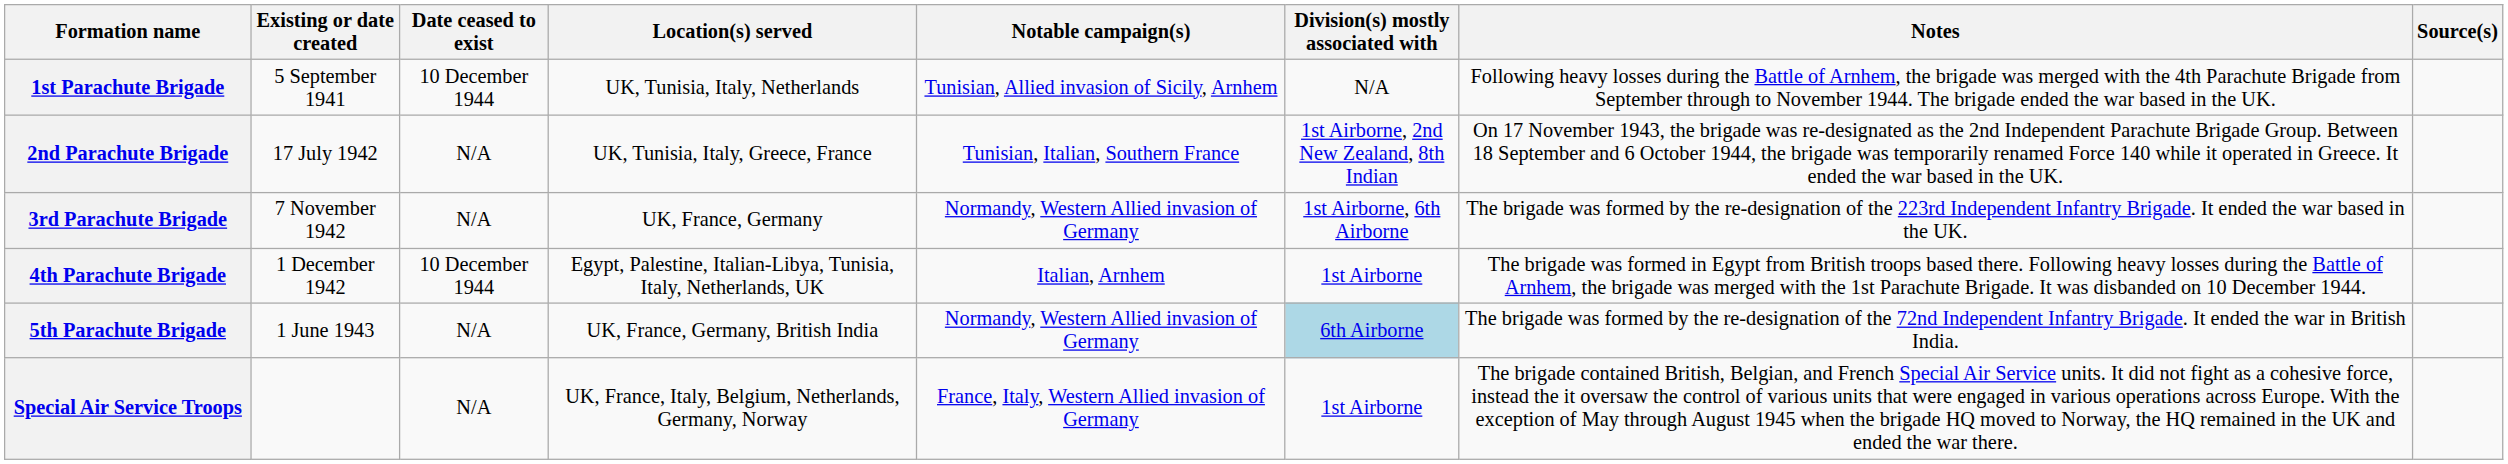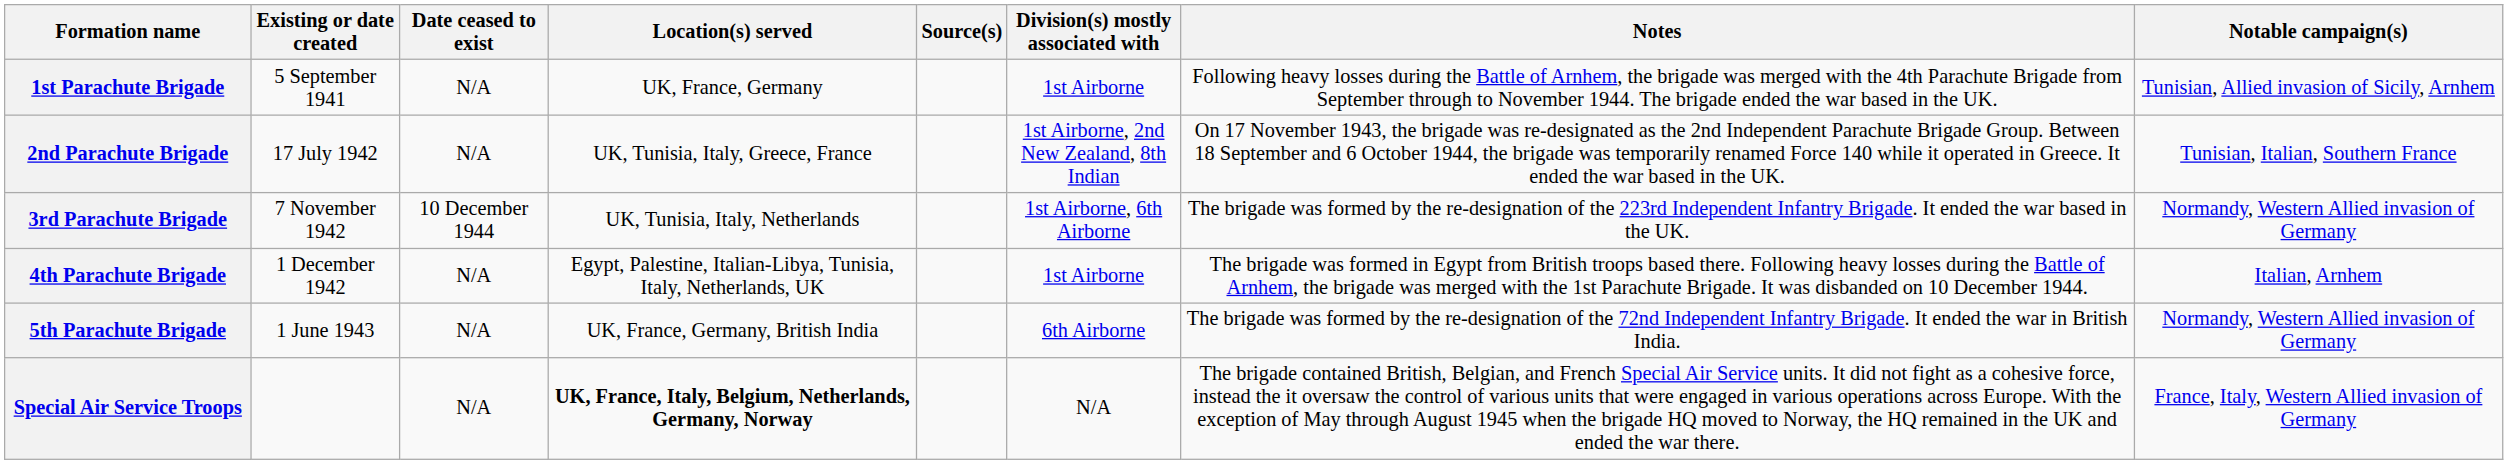columns swapped: (1101, 32) <-> (2458, 32)
(474, 87) 10 December 1944 -> (474, 87) N/A
(732, 87) UK, Tunisia, Italy, Netherlands -> (732, 87) UK, France, Germany
(1372, 87) N/A -> (1094, 87) 1st Airborne
(474, 220) N/A -> (474, 220) 10 December 1944
(732, 220) UK, France, Germany -> (732, 220) UK, Tunisia, Italy, Netherlands
(474, 275) 10 December 1944 -> (474, 275) N/A
(1372, 330) lightblue background -> (1094, 330) no background
(732, 408) normal -> (732, 408) bold
(1372, 408) 1st Airborne -> (1094, 408) N/A
